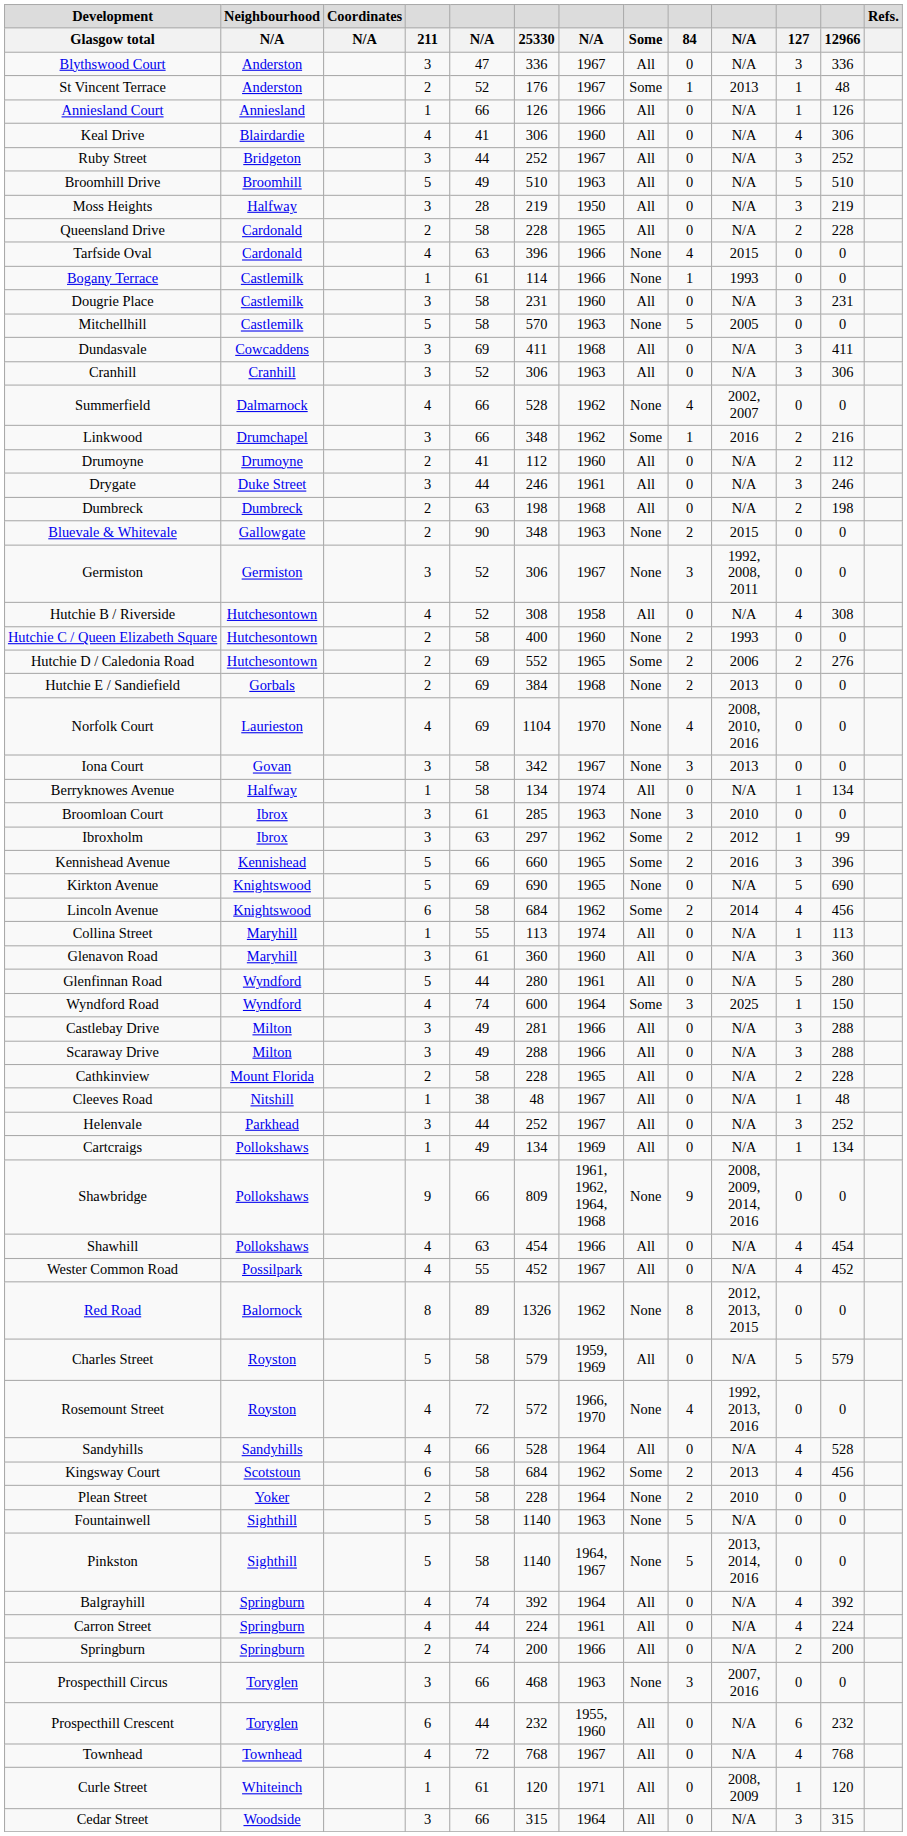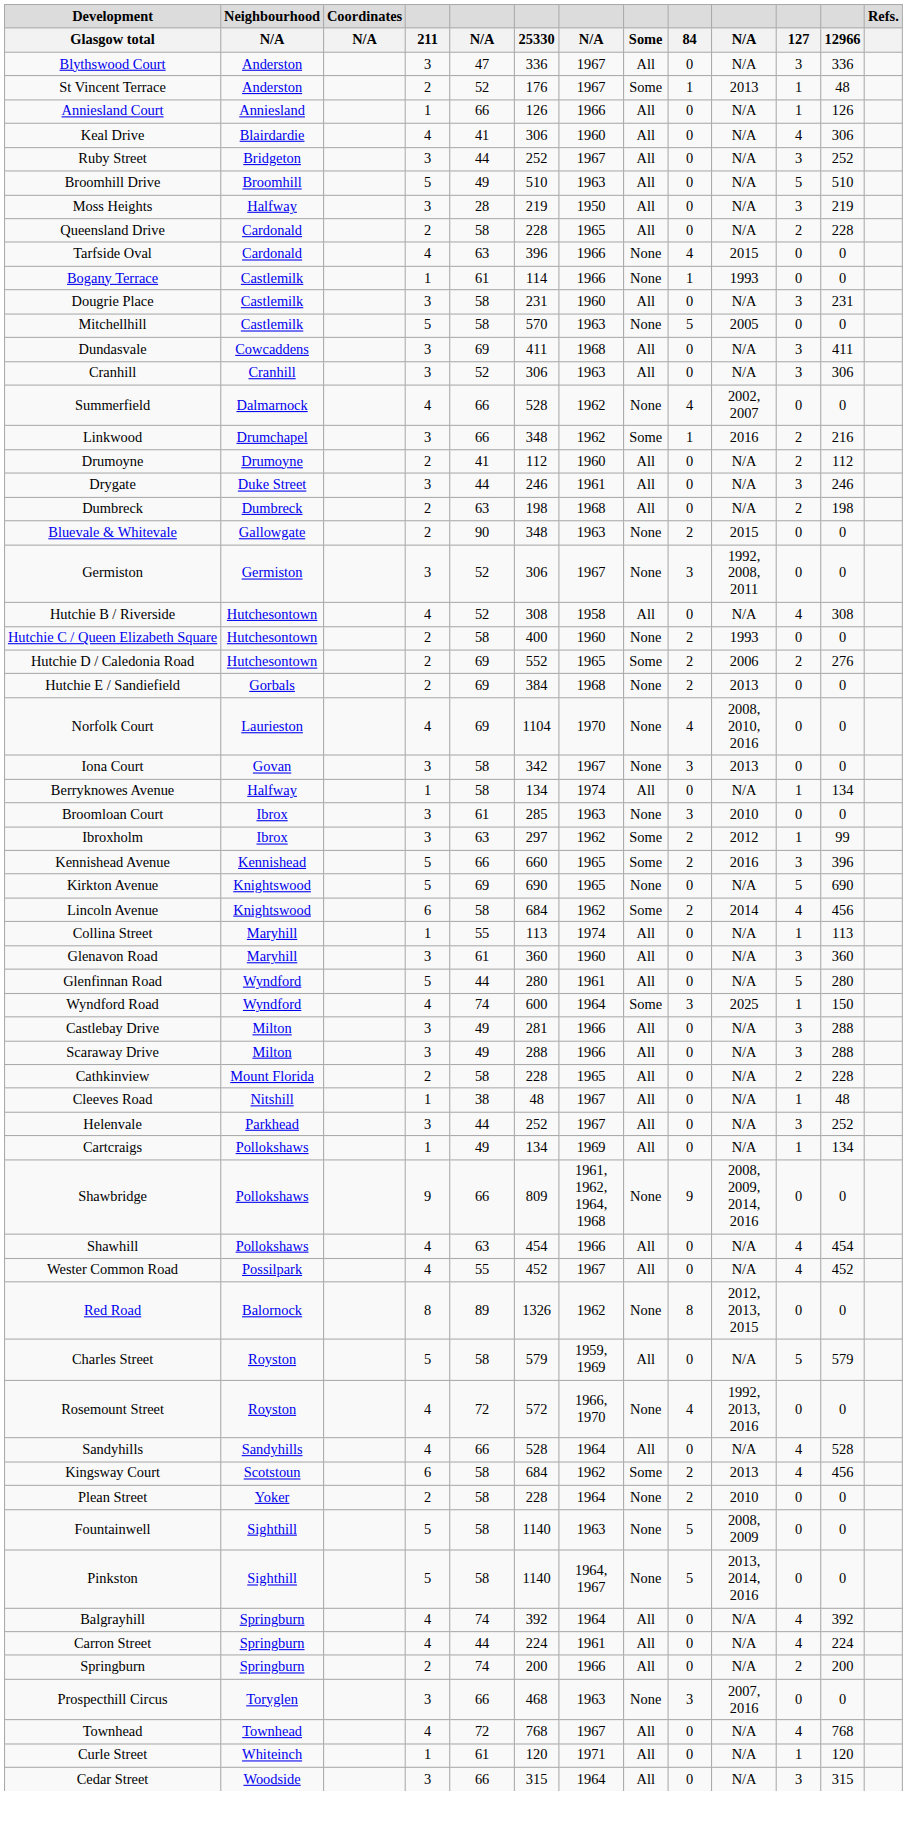(744, 1520) N/A -> (744, 1529) 2008, 2009
- row: (113, 1722)
(744, 1787) 2008, 2009 -> (744, 1755) N/A
